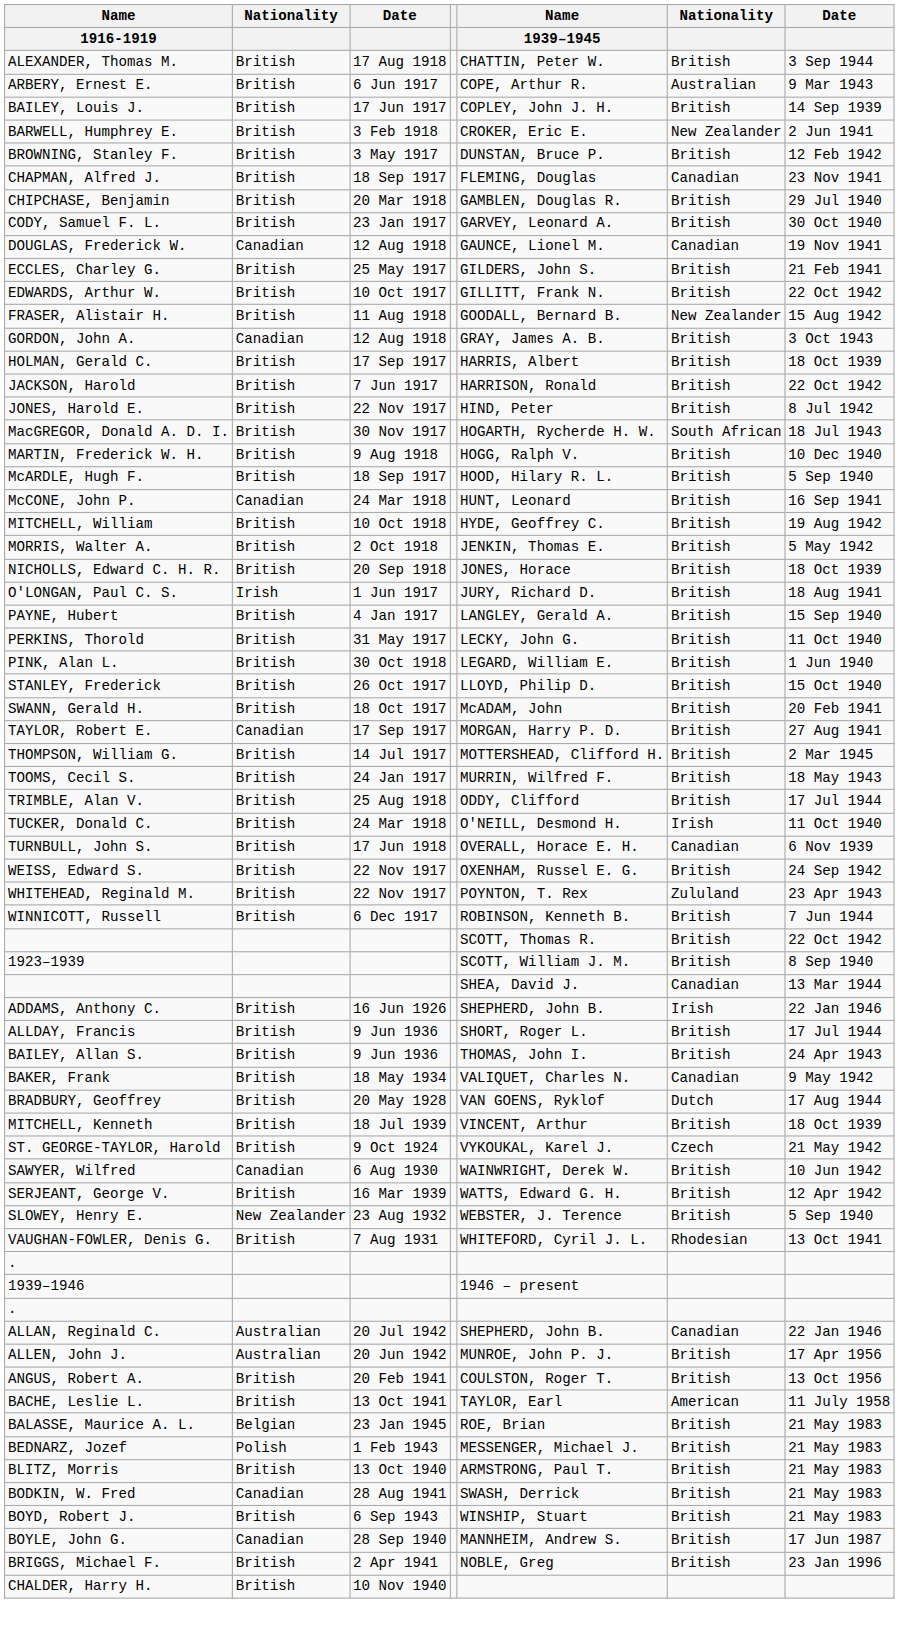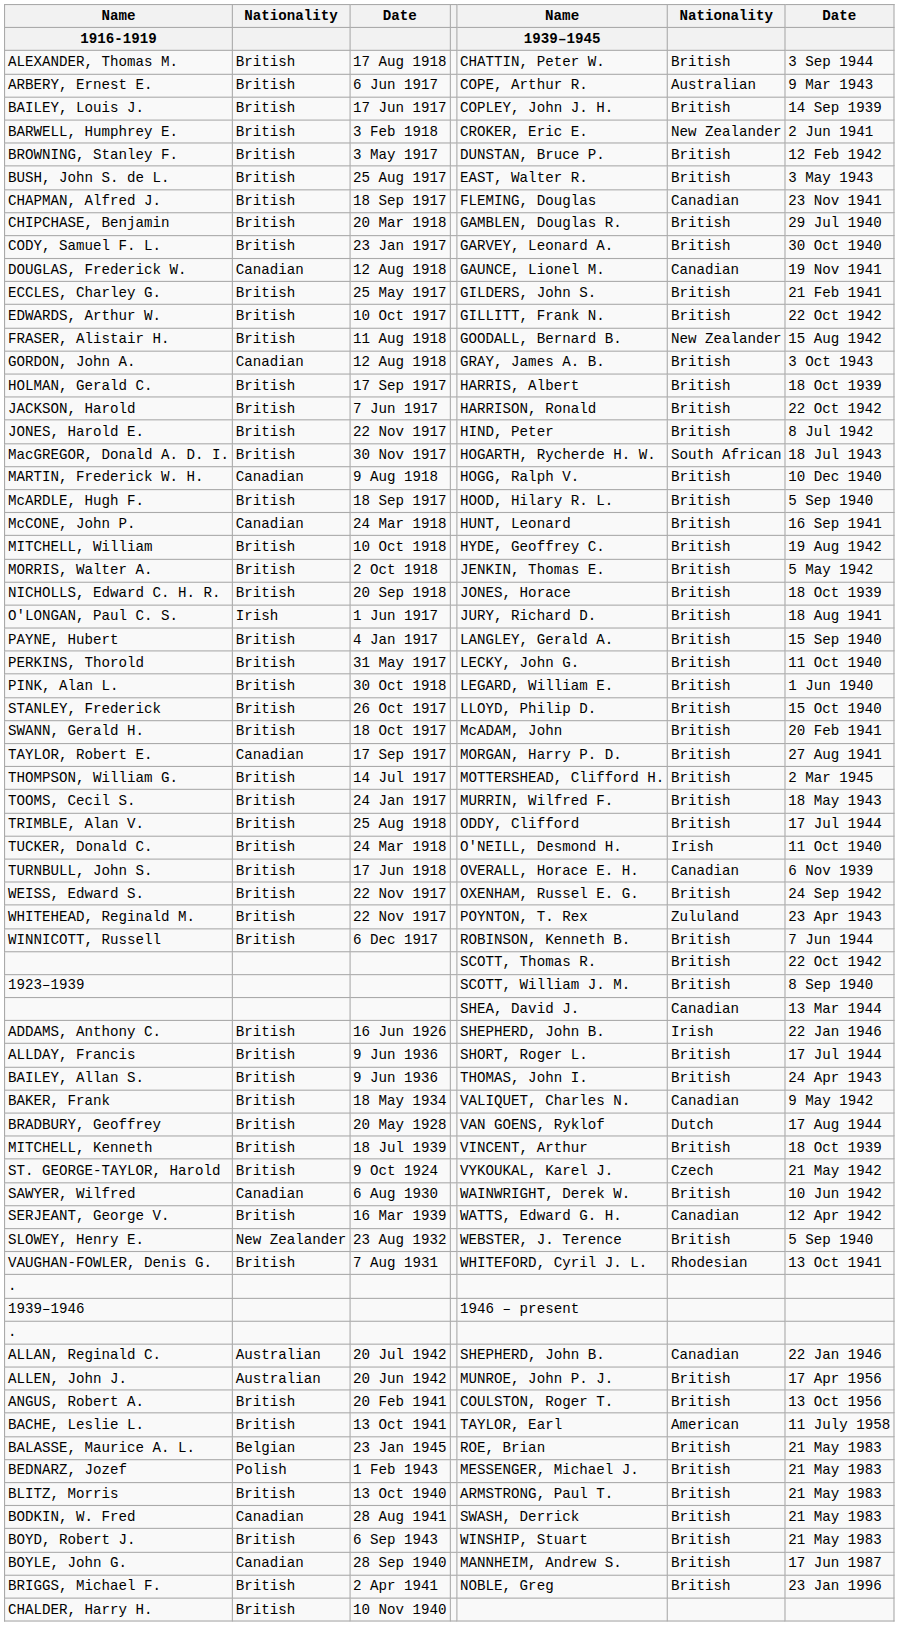+ row: (89, 178)
(266, 455) British -> (270, 478) Canadian
(701, 1194) British -> (705, 1217) Canadian
